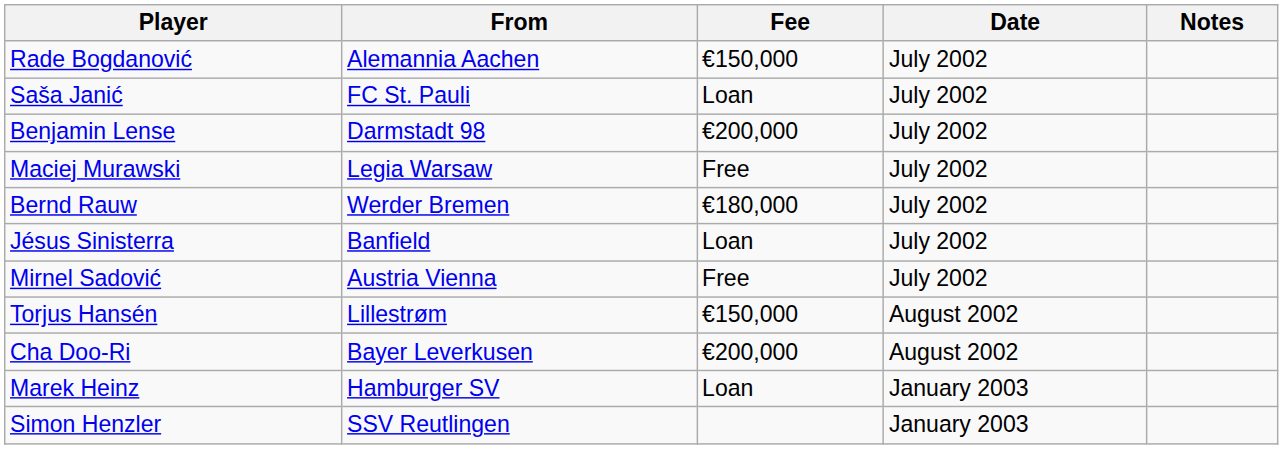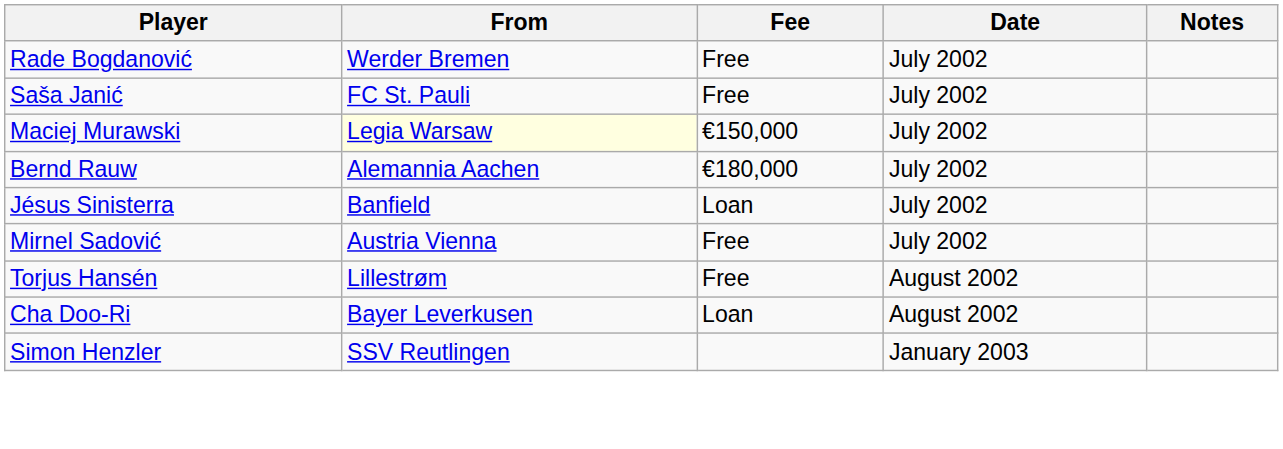(443, 59) Alemannia Aachen -> (428, 59) Werder Bremen
(750, 59) €150,000 -> (726, 59) Free
(728, 95) Loan -> (726, 95) Free
- row: (93, 132)
(420, 168) no background -> (420, 132) lightyellow background
(726, 168) Free -> (750, 132) €150,000
(428, 205) Werder Bremen -> (443, 168) Alemannia Aachen
(750, 315) €150,000 -> (726, 278) Free
(750, 351) €200,000 -> (728, 315) Loan
- row: (75, 388)
